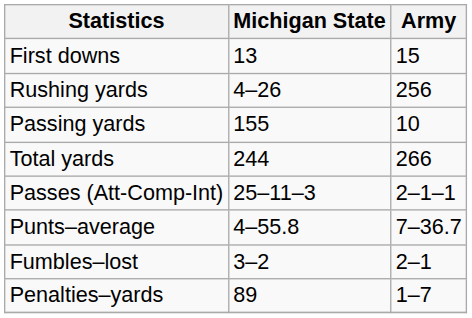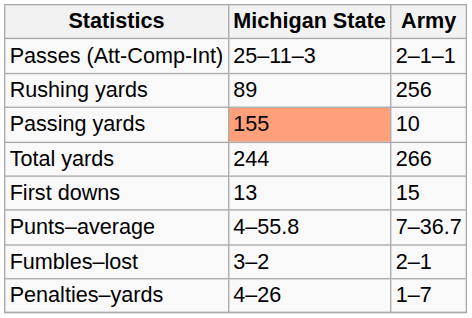rows swapped: (65, 55) <-> (116, 192)
(257, 90) 4–26 -> (245, 90) 89
(251, 124) no background -> (251, 124) lightsalmon background
(245, 295) 89 -> (257, 295) 4–26
